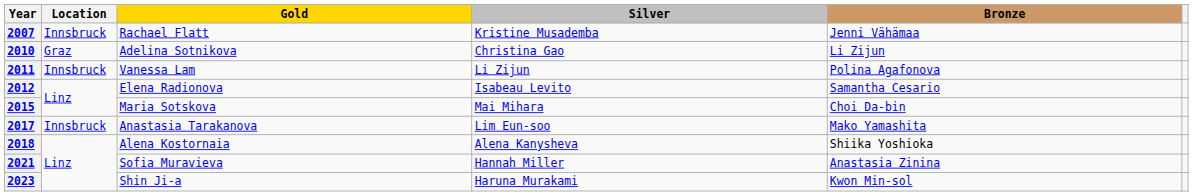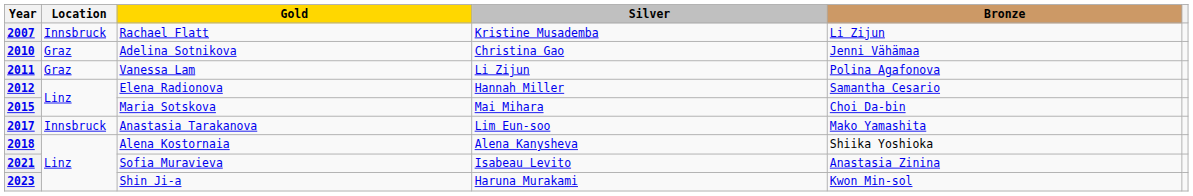(875, 32) Jenni Vähämaa -> (857, 32) Li Zijun
(857, 51) Li Zijun -> (875, 51) Jenni Vähämaa
(75, 70) Innsbruck -> (58, 70) Graz
(523, 88) Isabeau Levito -> (519, 88) Hannah Miller
(519, 163) Hannah Miller -> (523, 163) Isabeau Levito
